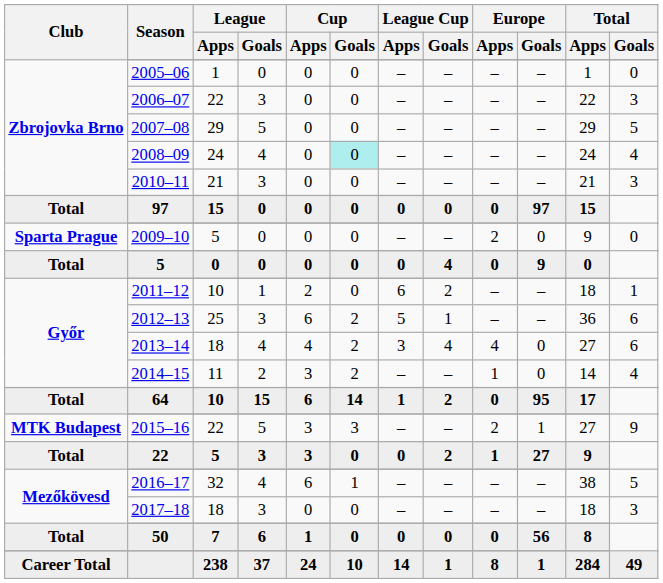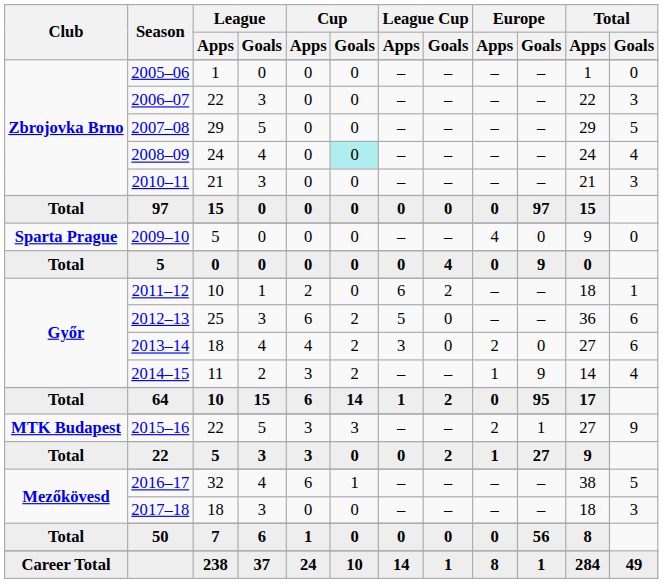(495, 237) 2 -> (495, 237) 4
(448, 318) 1 -> (448, 318) 0
(448, 346) 4 -> (448, 346) 0
(495, 346) 4 -> (495, 346) 2
(541, 373) 0 -> (541, 373) 9
